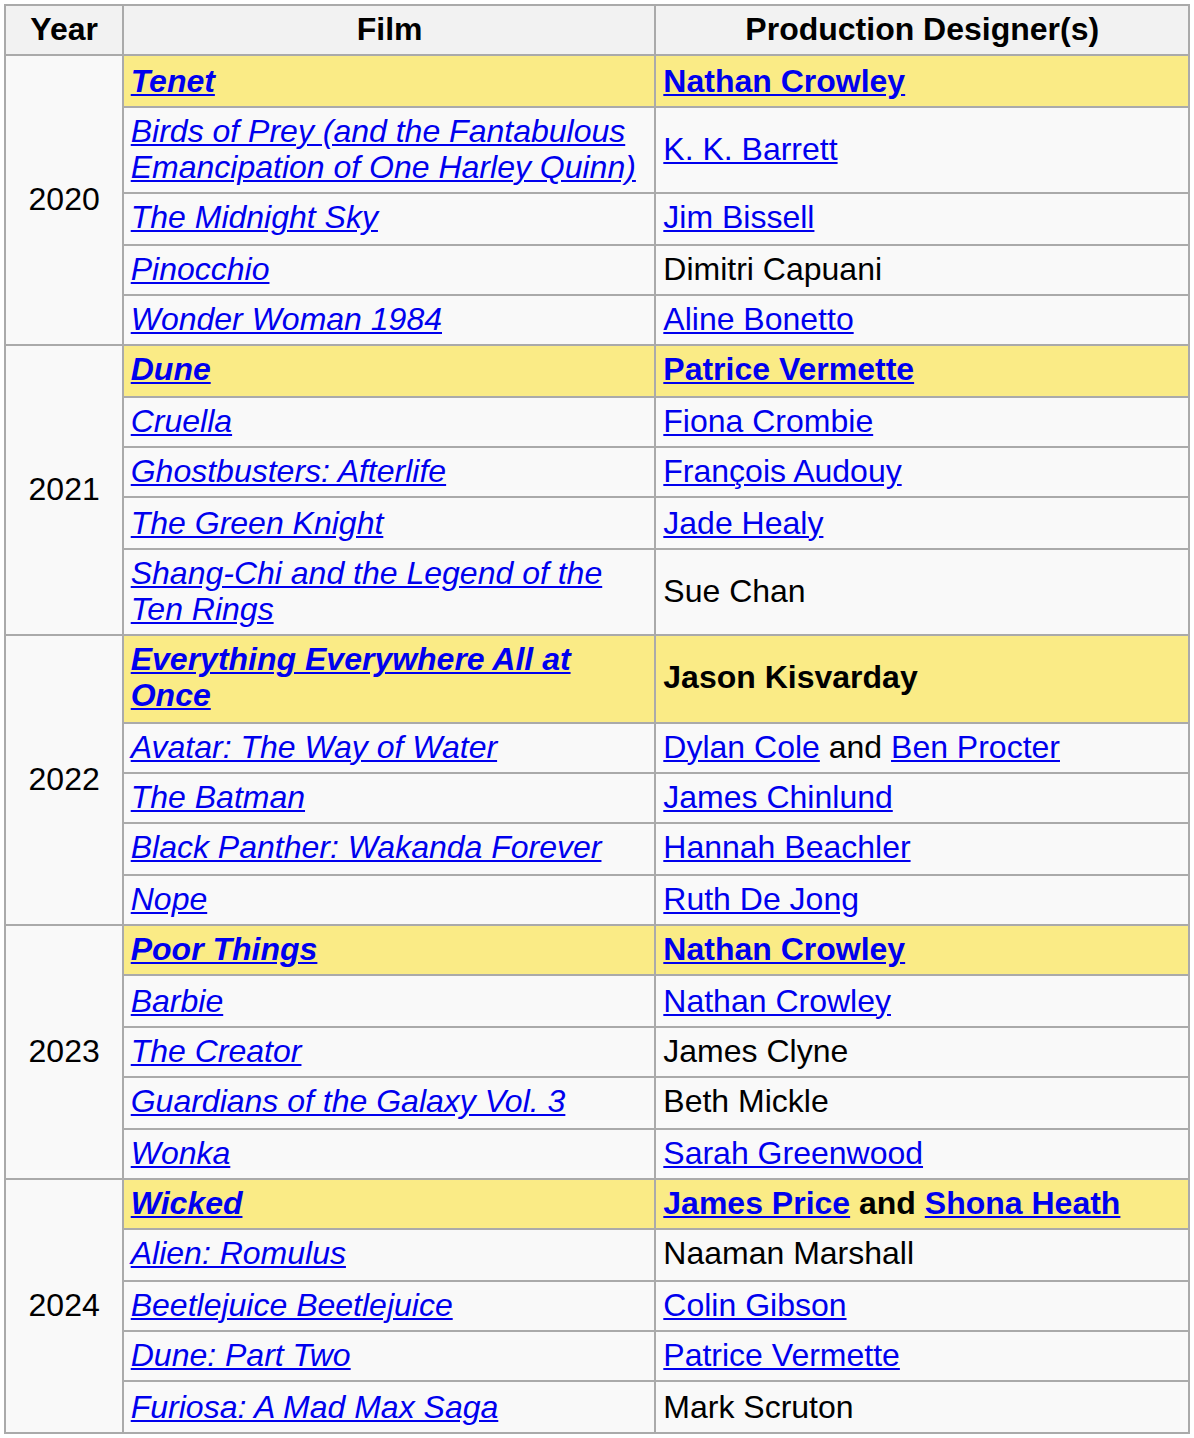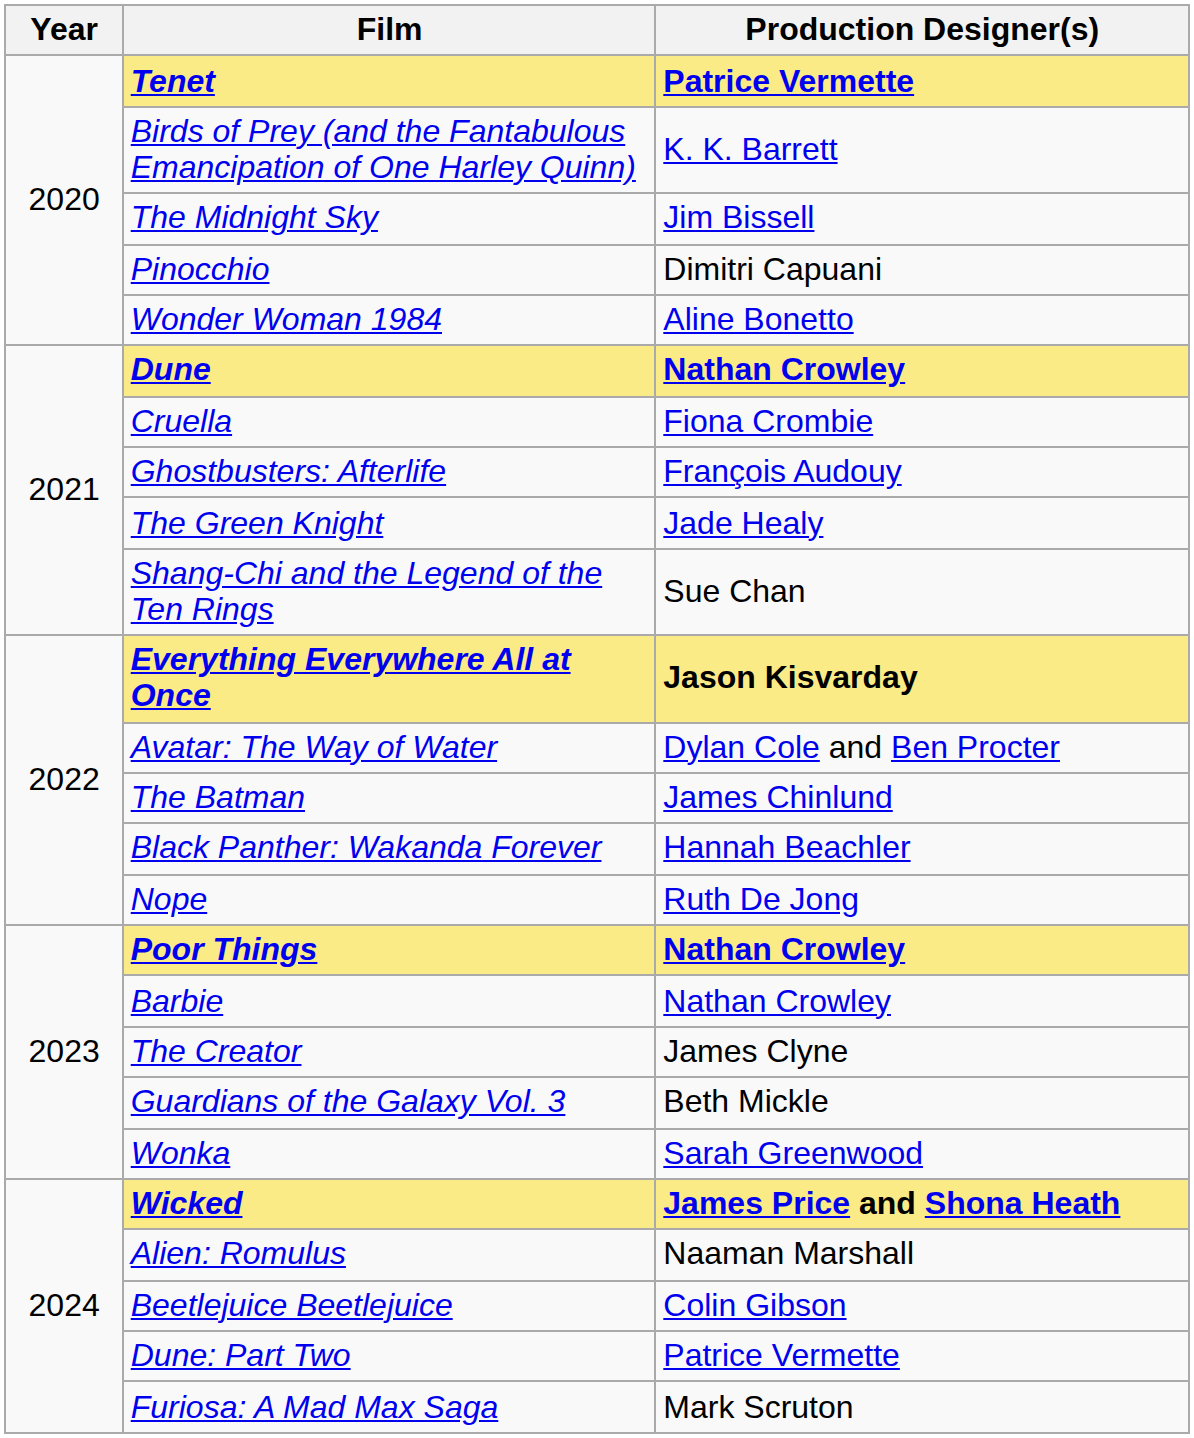(784, 80) Nathan Crowley -> (789, 80) Patrice Vermette
(789, 370) Patrice Vermette -> (784, 370) Nathan Crowley
